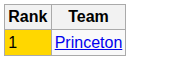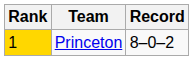+ column: (157, 17)
